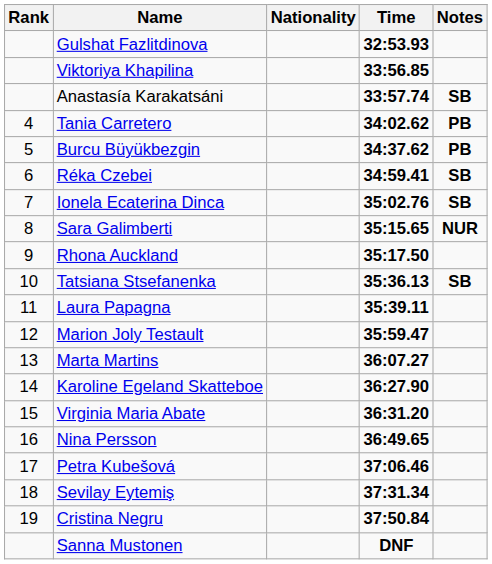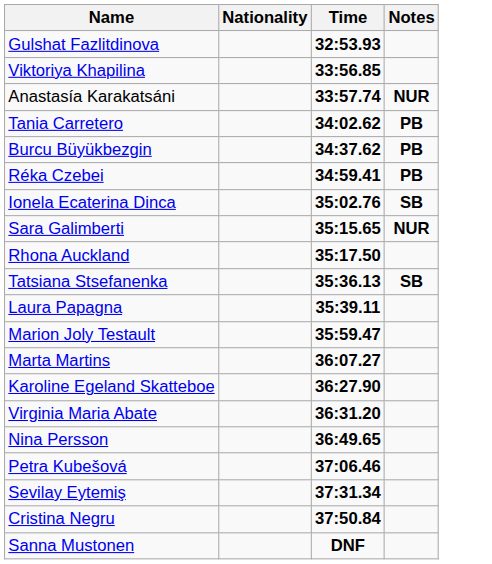- column: (29, 17)
(460, 96) SB -> (412, 96) NUR
(460, 176) SB -> (412, 176) PB
